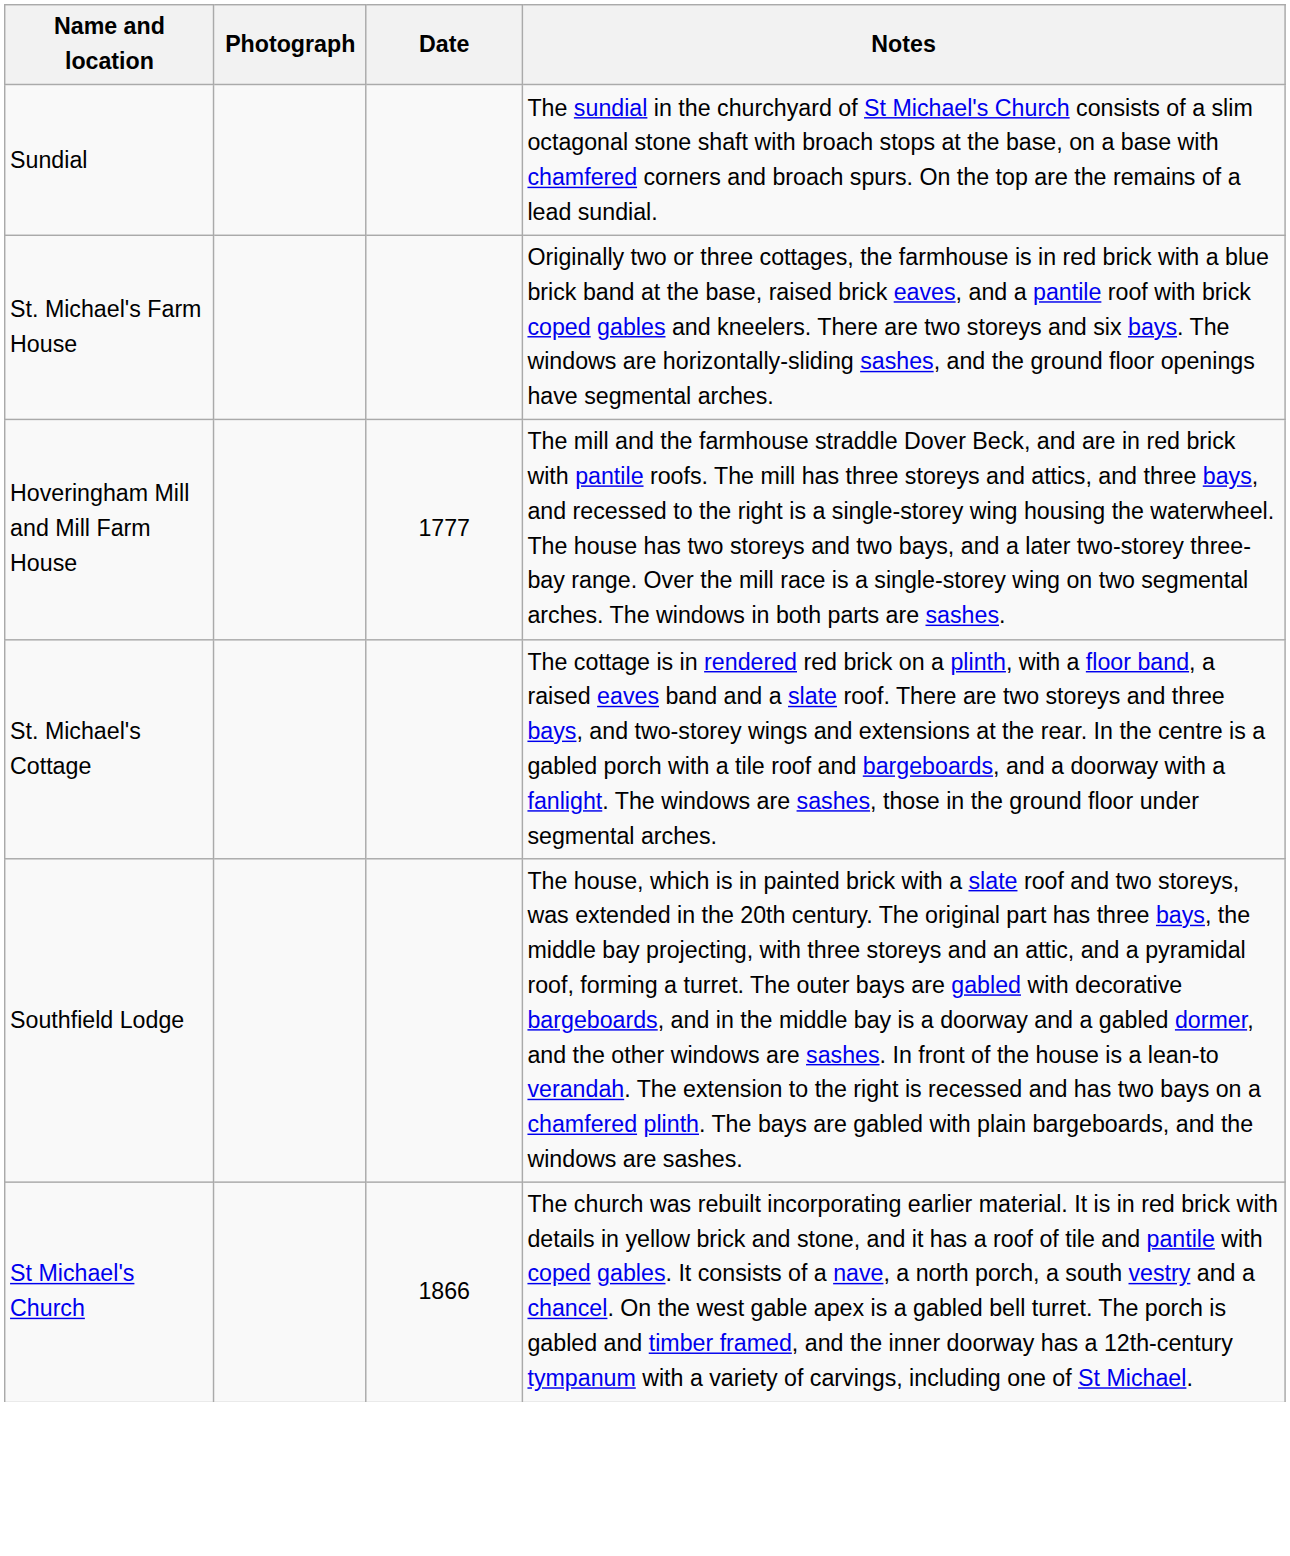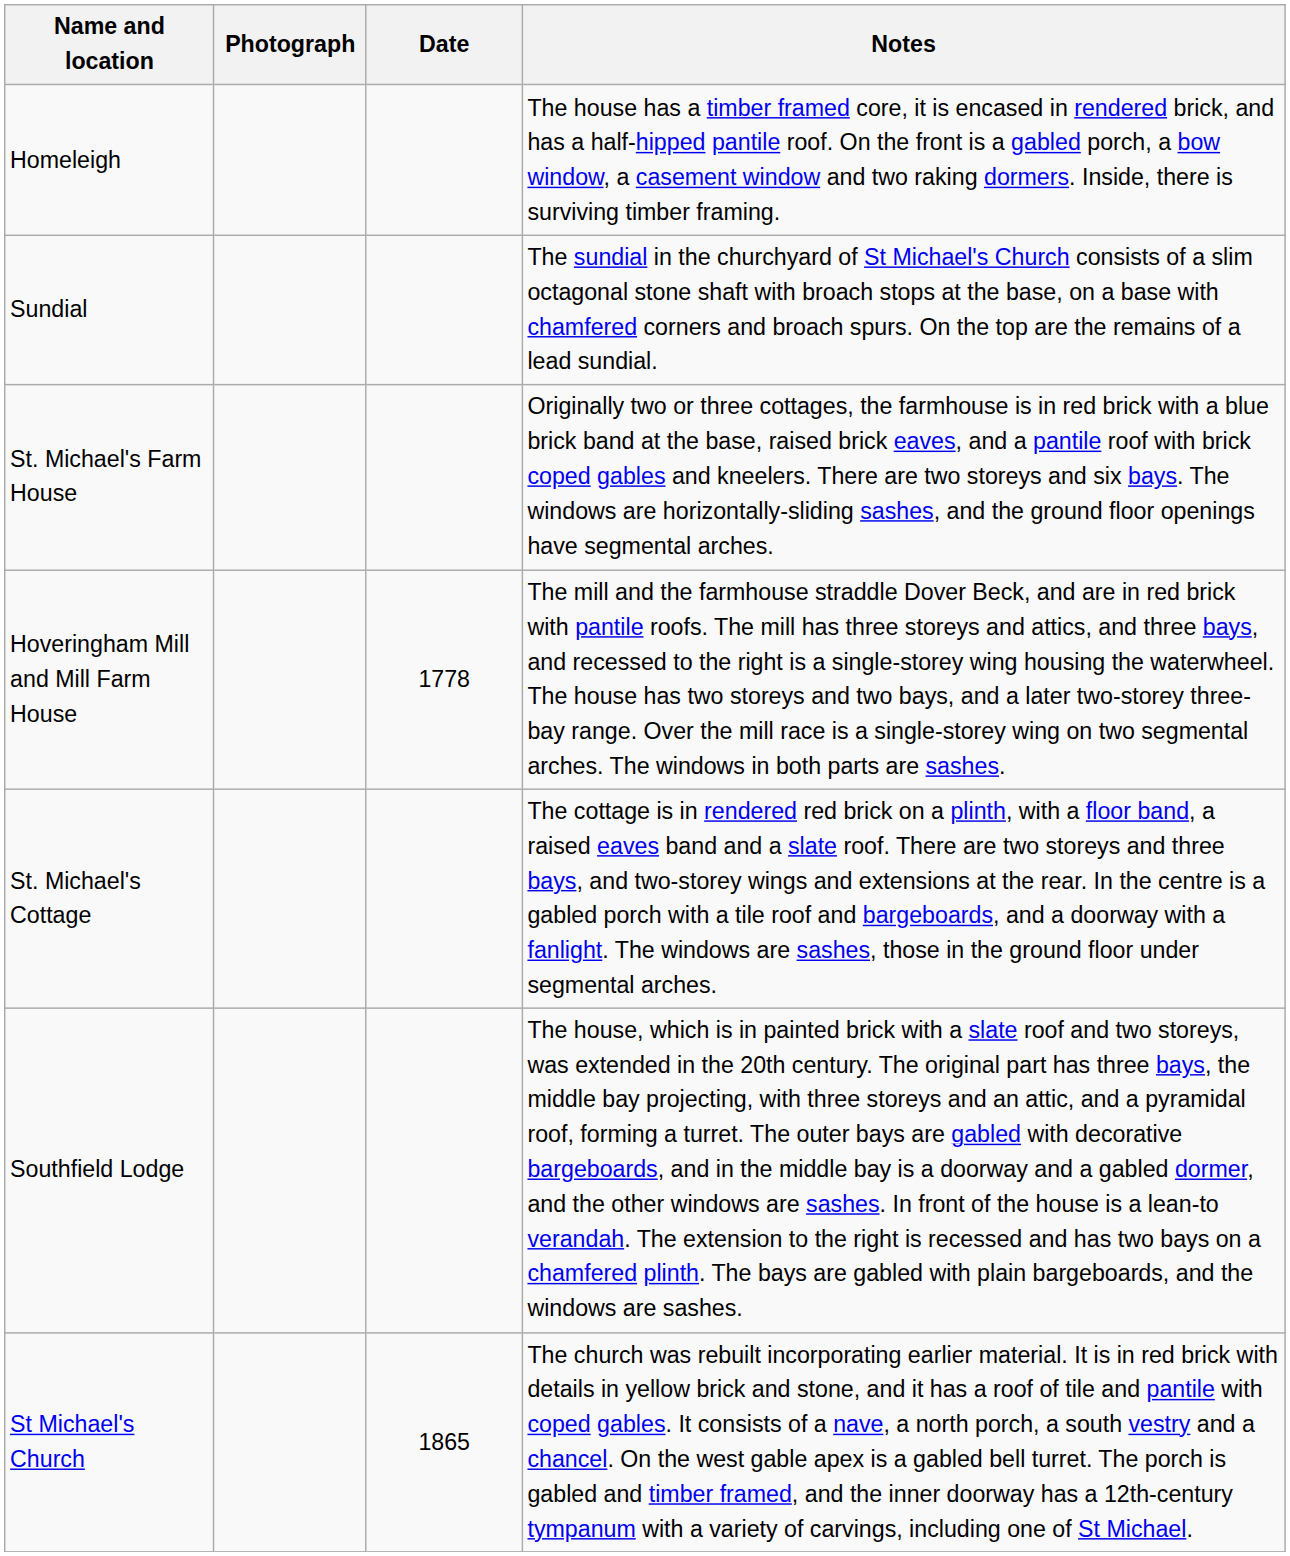+ row: (66, 159)
(444, 529) 1777 -> (444, 679) 1778
(444, 1292) 1866 -> (444, 1441) 1865
